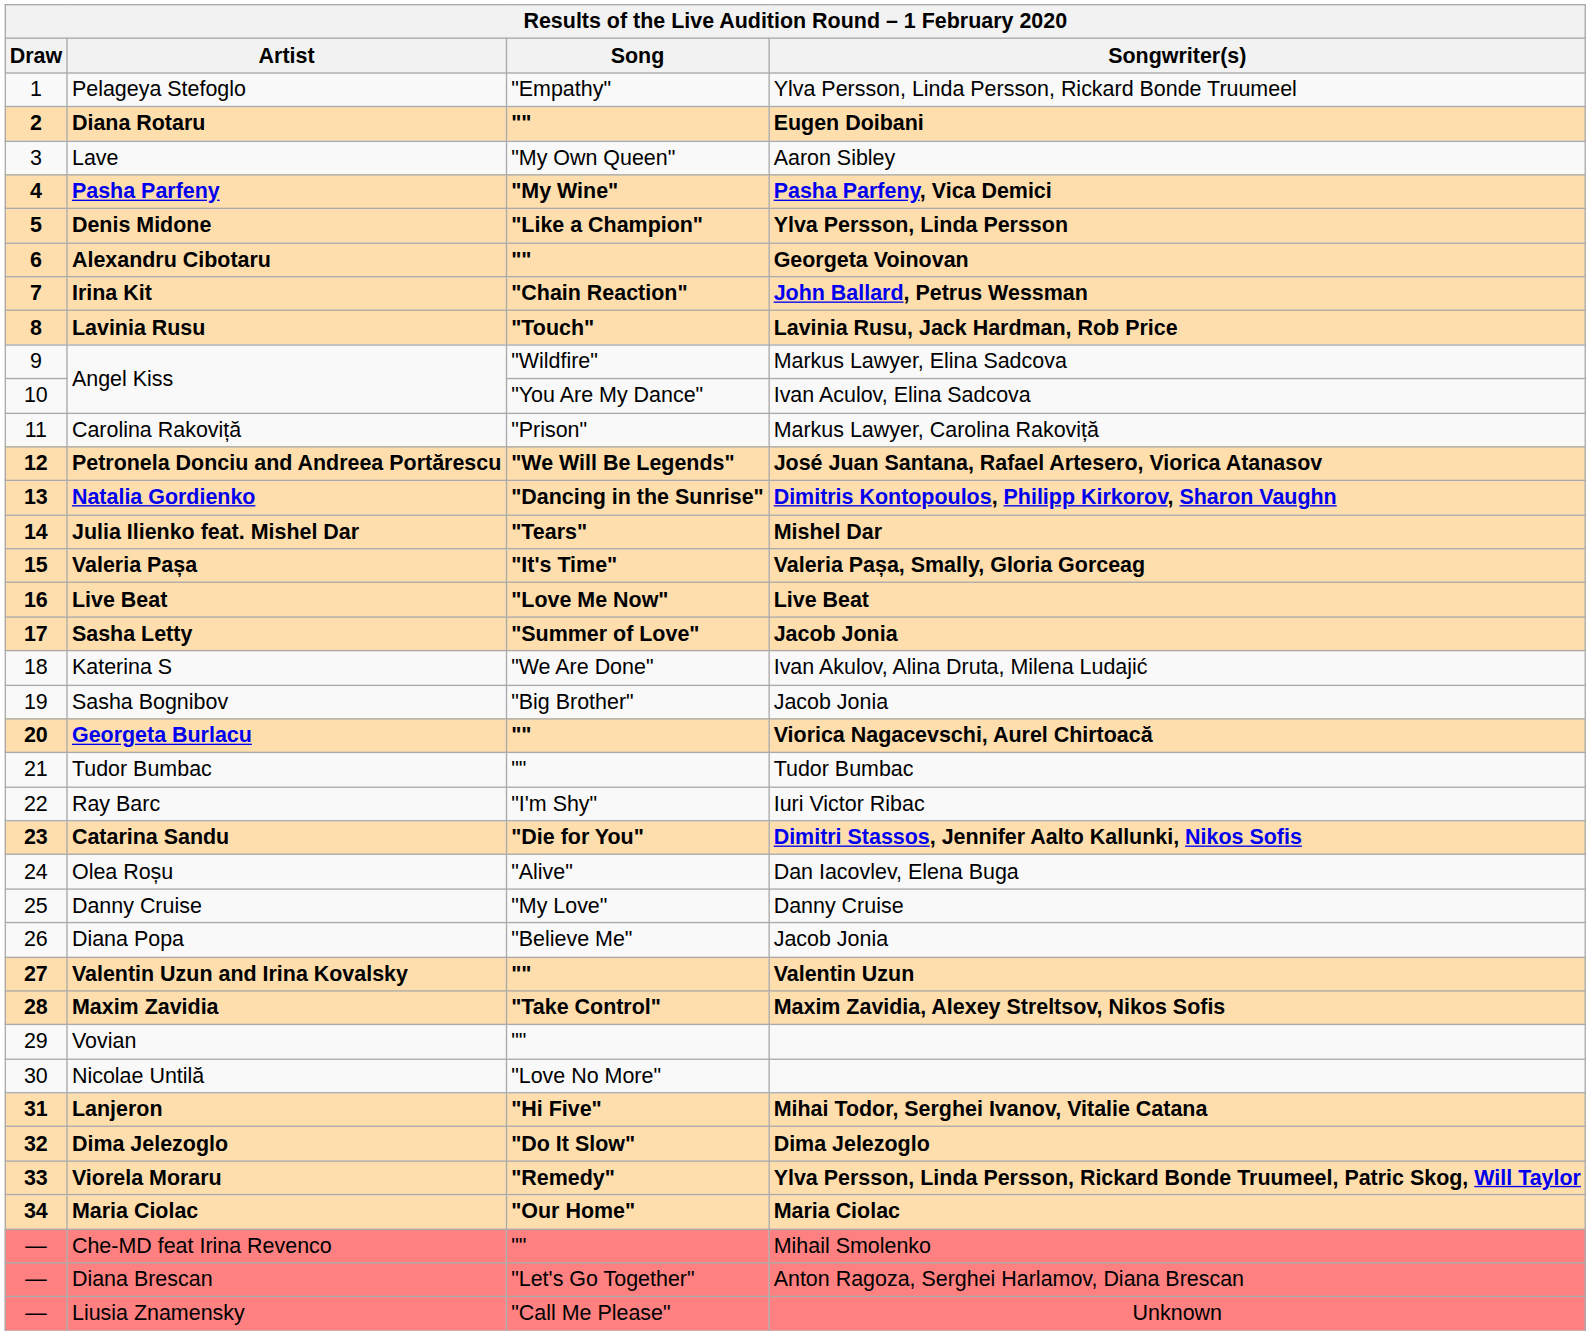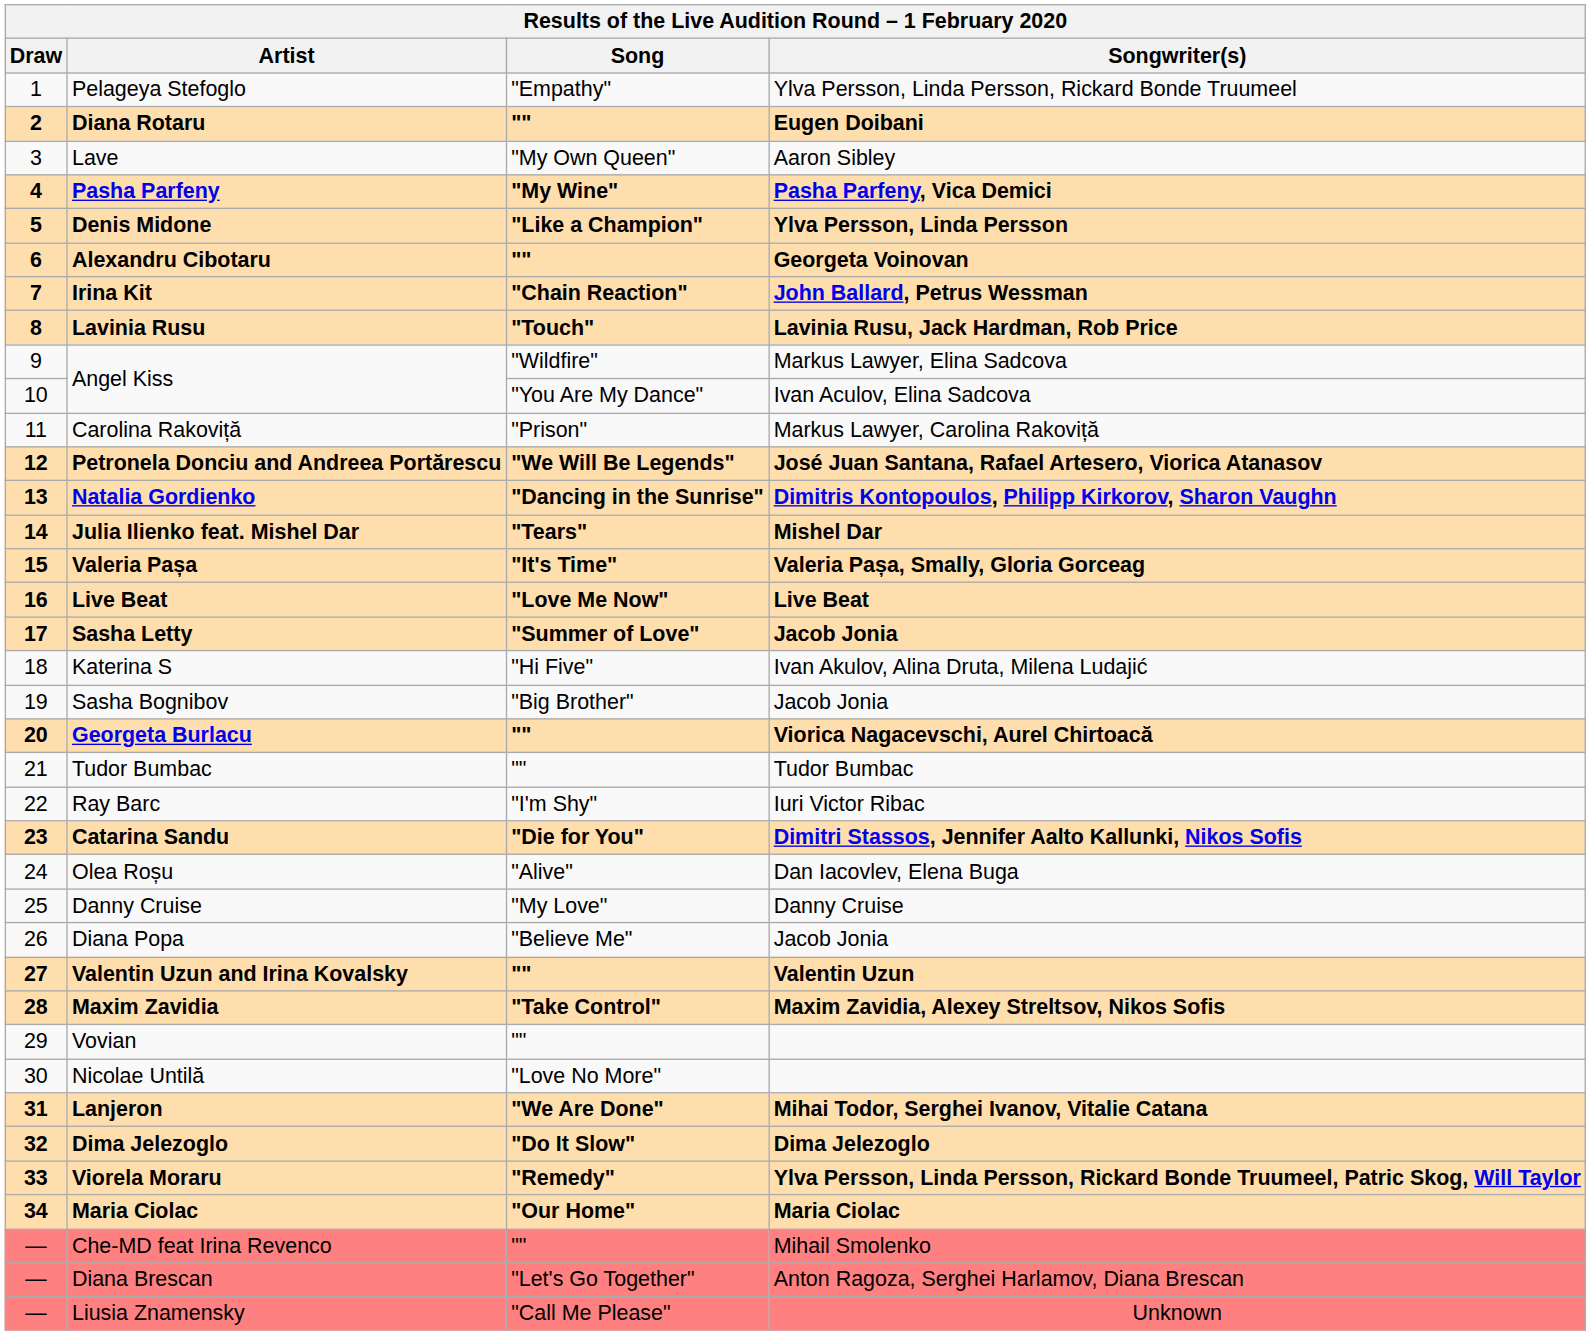(582, 667) "We Are Done" -> (552, 667) "Hi Five"
(556, 1109) "Hi Five" -> (587, 1109) "We Are Done"
